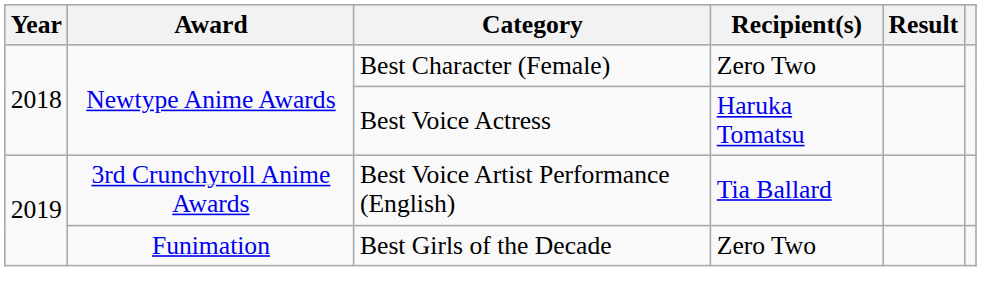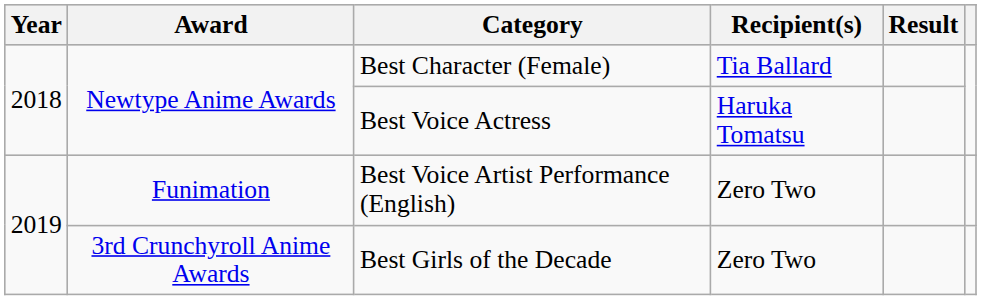(766, 65) Zero Two -> (774, 65) Tia Ballard
(211, 189) 3rd Crunchyroll Anime Awards -> (211, 189) Funimation
(774, 189) Tia Ballard -> (766, 189) Zero Two
(211, 244) Funimation -> (211, 259) 3rd Crunchyroll Anime Awards
